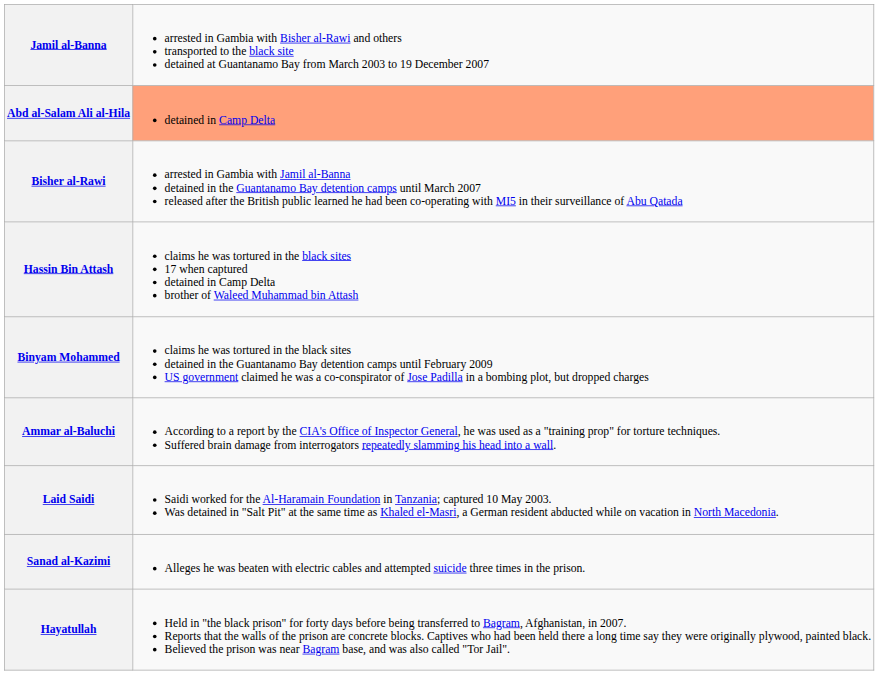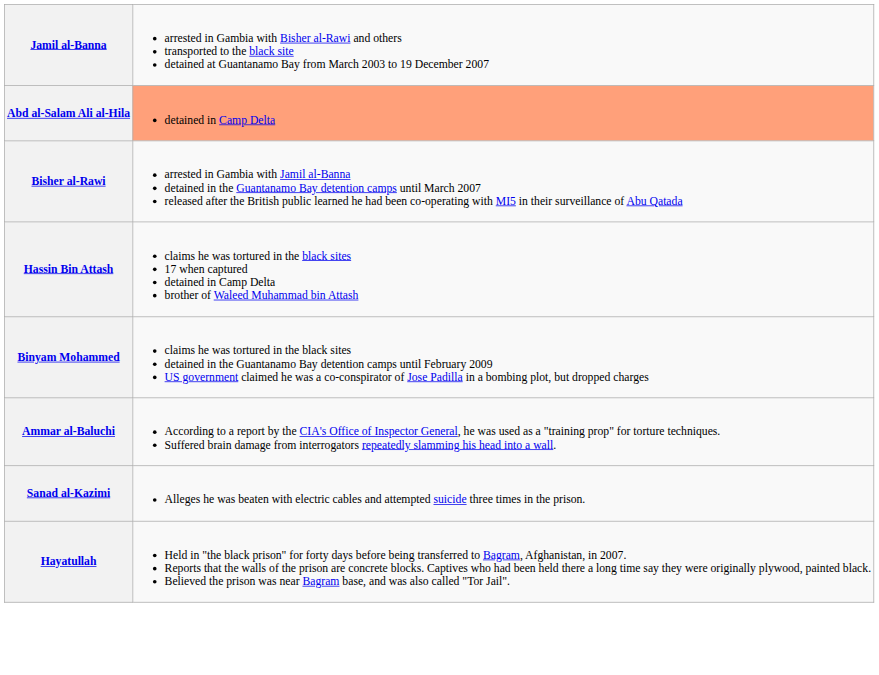- row: (69, 500)
